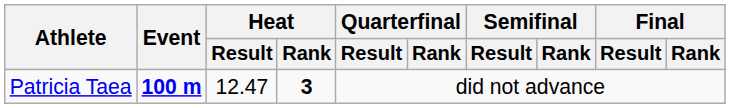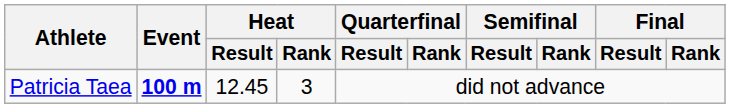(242, 87) 12.47 -> (242, 87) 12.45
(307, 87) bold -> (307, 87) normal
